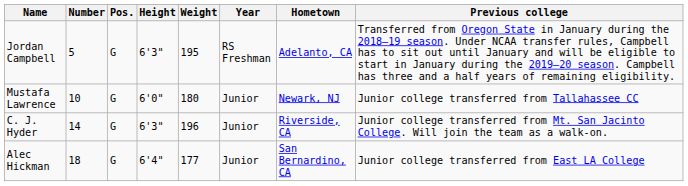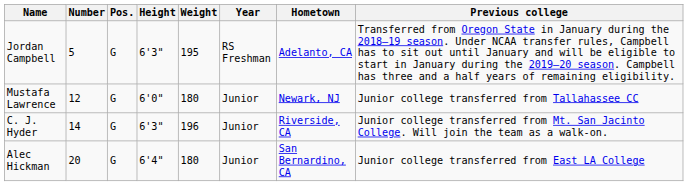(75, 98) 10 -> (75, 98) 12
(75, 161) 18 -> (75, 161) 20
(190, 161) 177 -> (190, 161) 180
